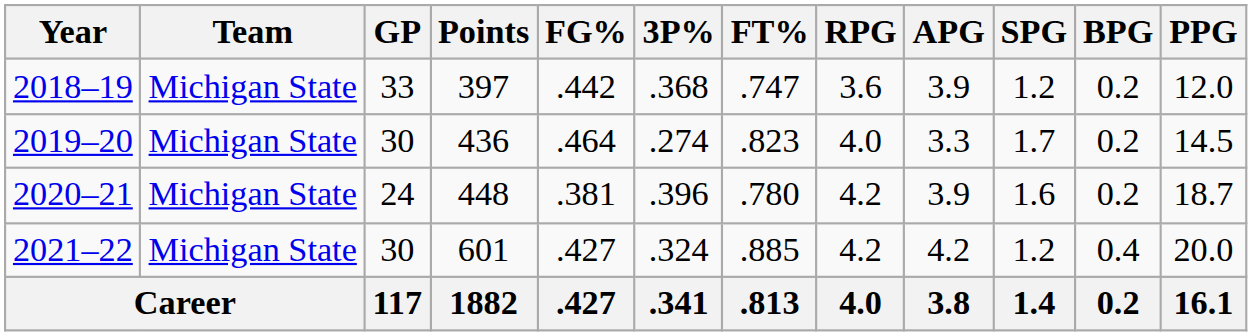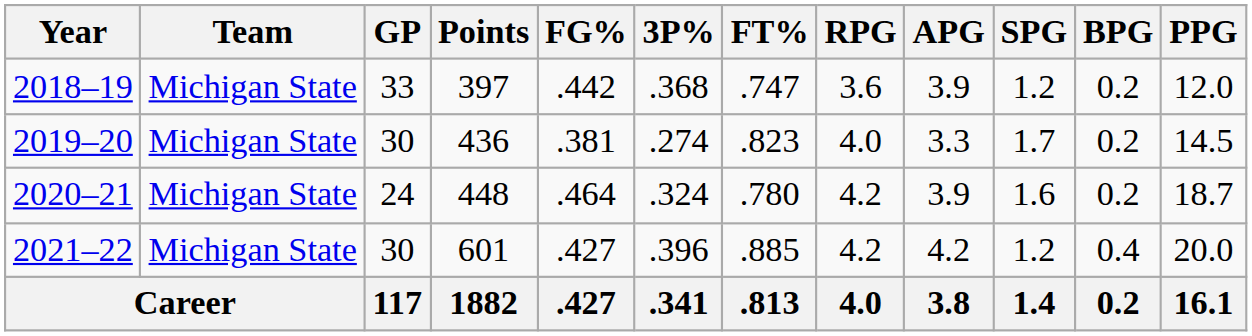(586, 140) .464 -> (586, 140) .381
(586, 194) .381 -> (586, 194) .464
(679, 194) .396 -> (679, 194) .324
(679, 248) .324 -> (679, 248) .396
